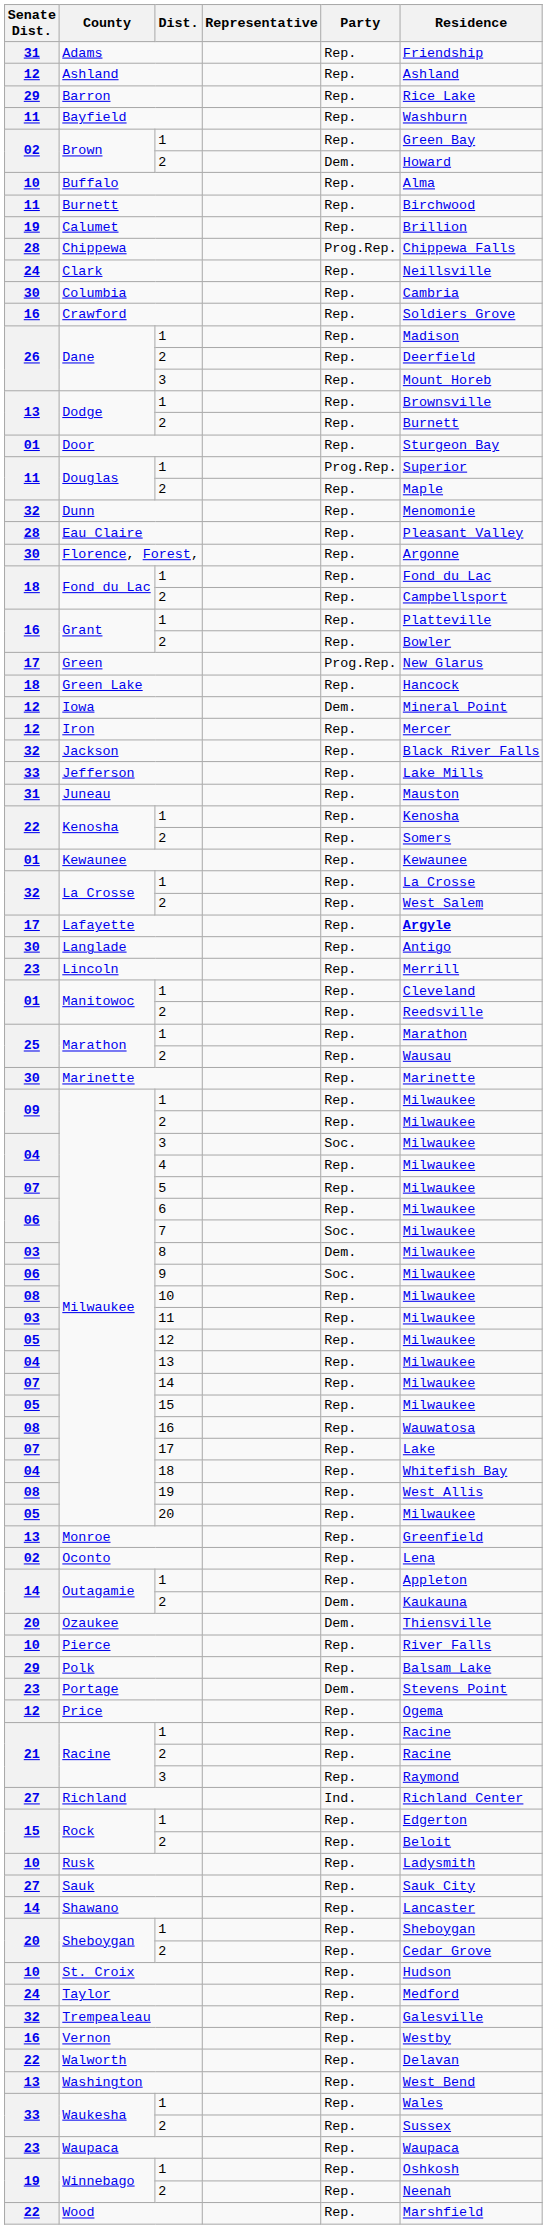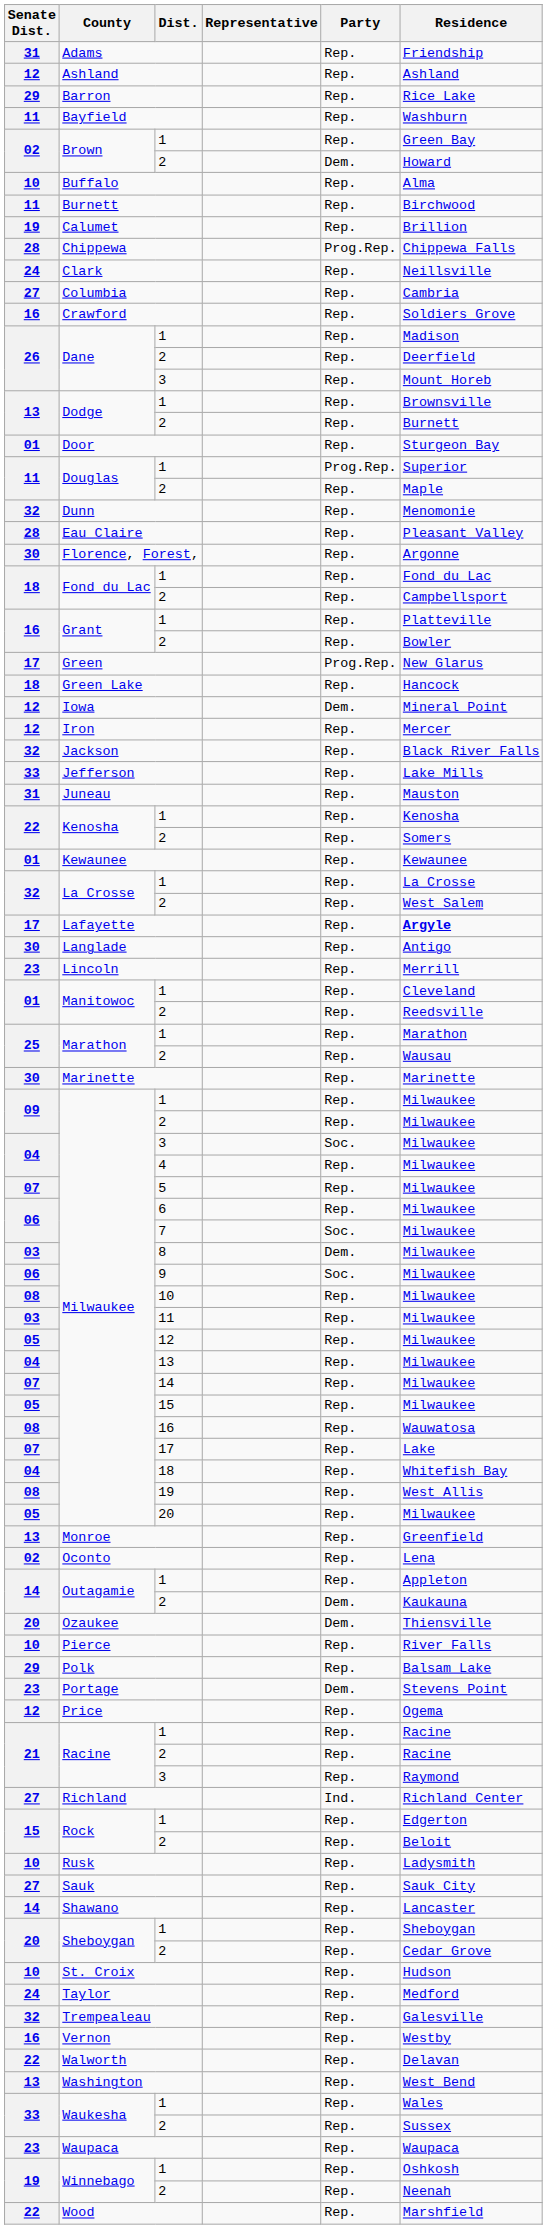(32, 293) 30 -> (32, 293) 27
